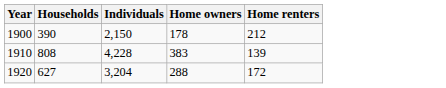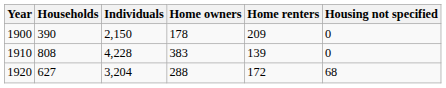+ column: (381, 14)
(257, 33) 212 -> (257, 33) 209
